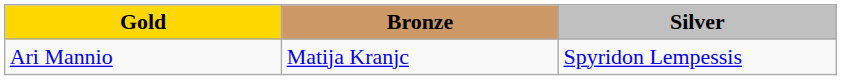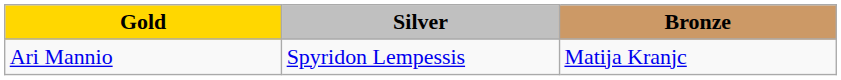columns swapped: (697, 21) <-> (420, 21)
